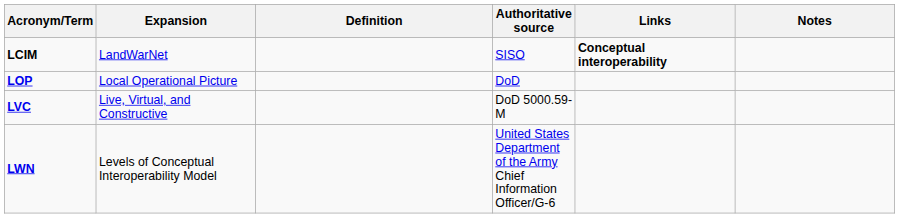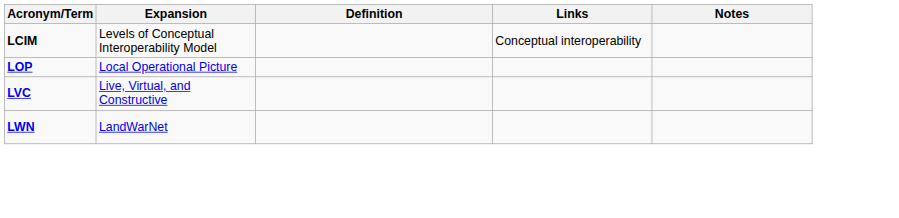- column: (534, 21)
(133, 54) LandWarNet -> (158, 40) Levels of Conceptual Interoperability Model
(622, 54) bold -> (568, 40) normal
(158, 168) Levels of Conceptual Interoperability Model -> (133, 127) LandWarNet
